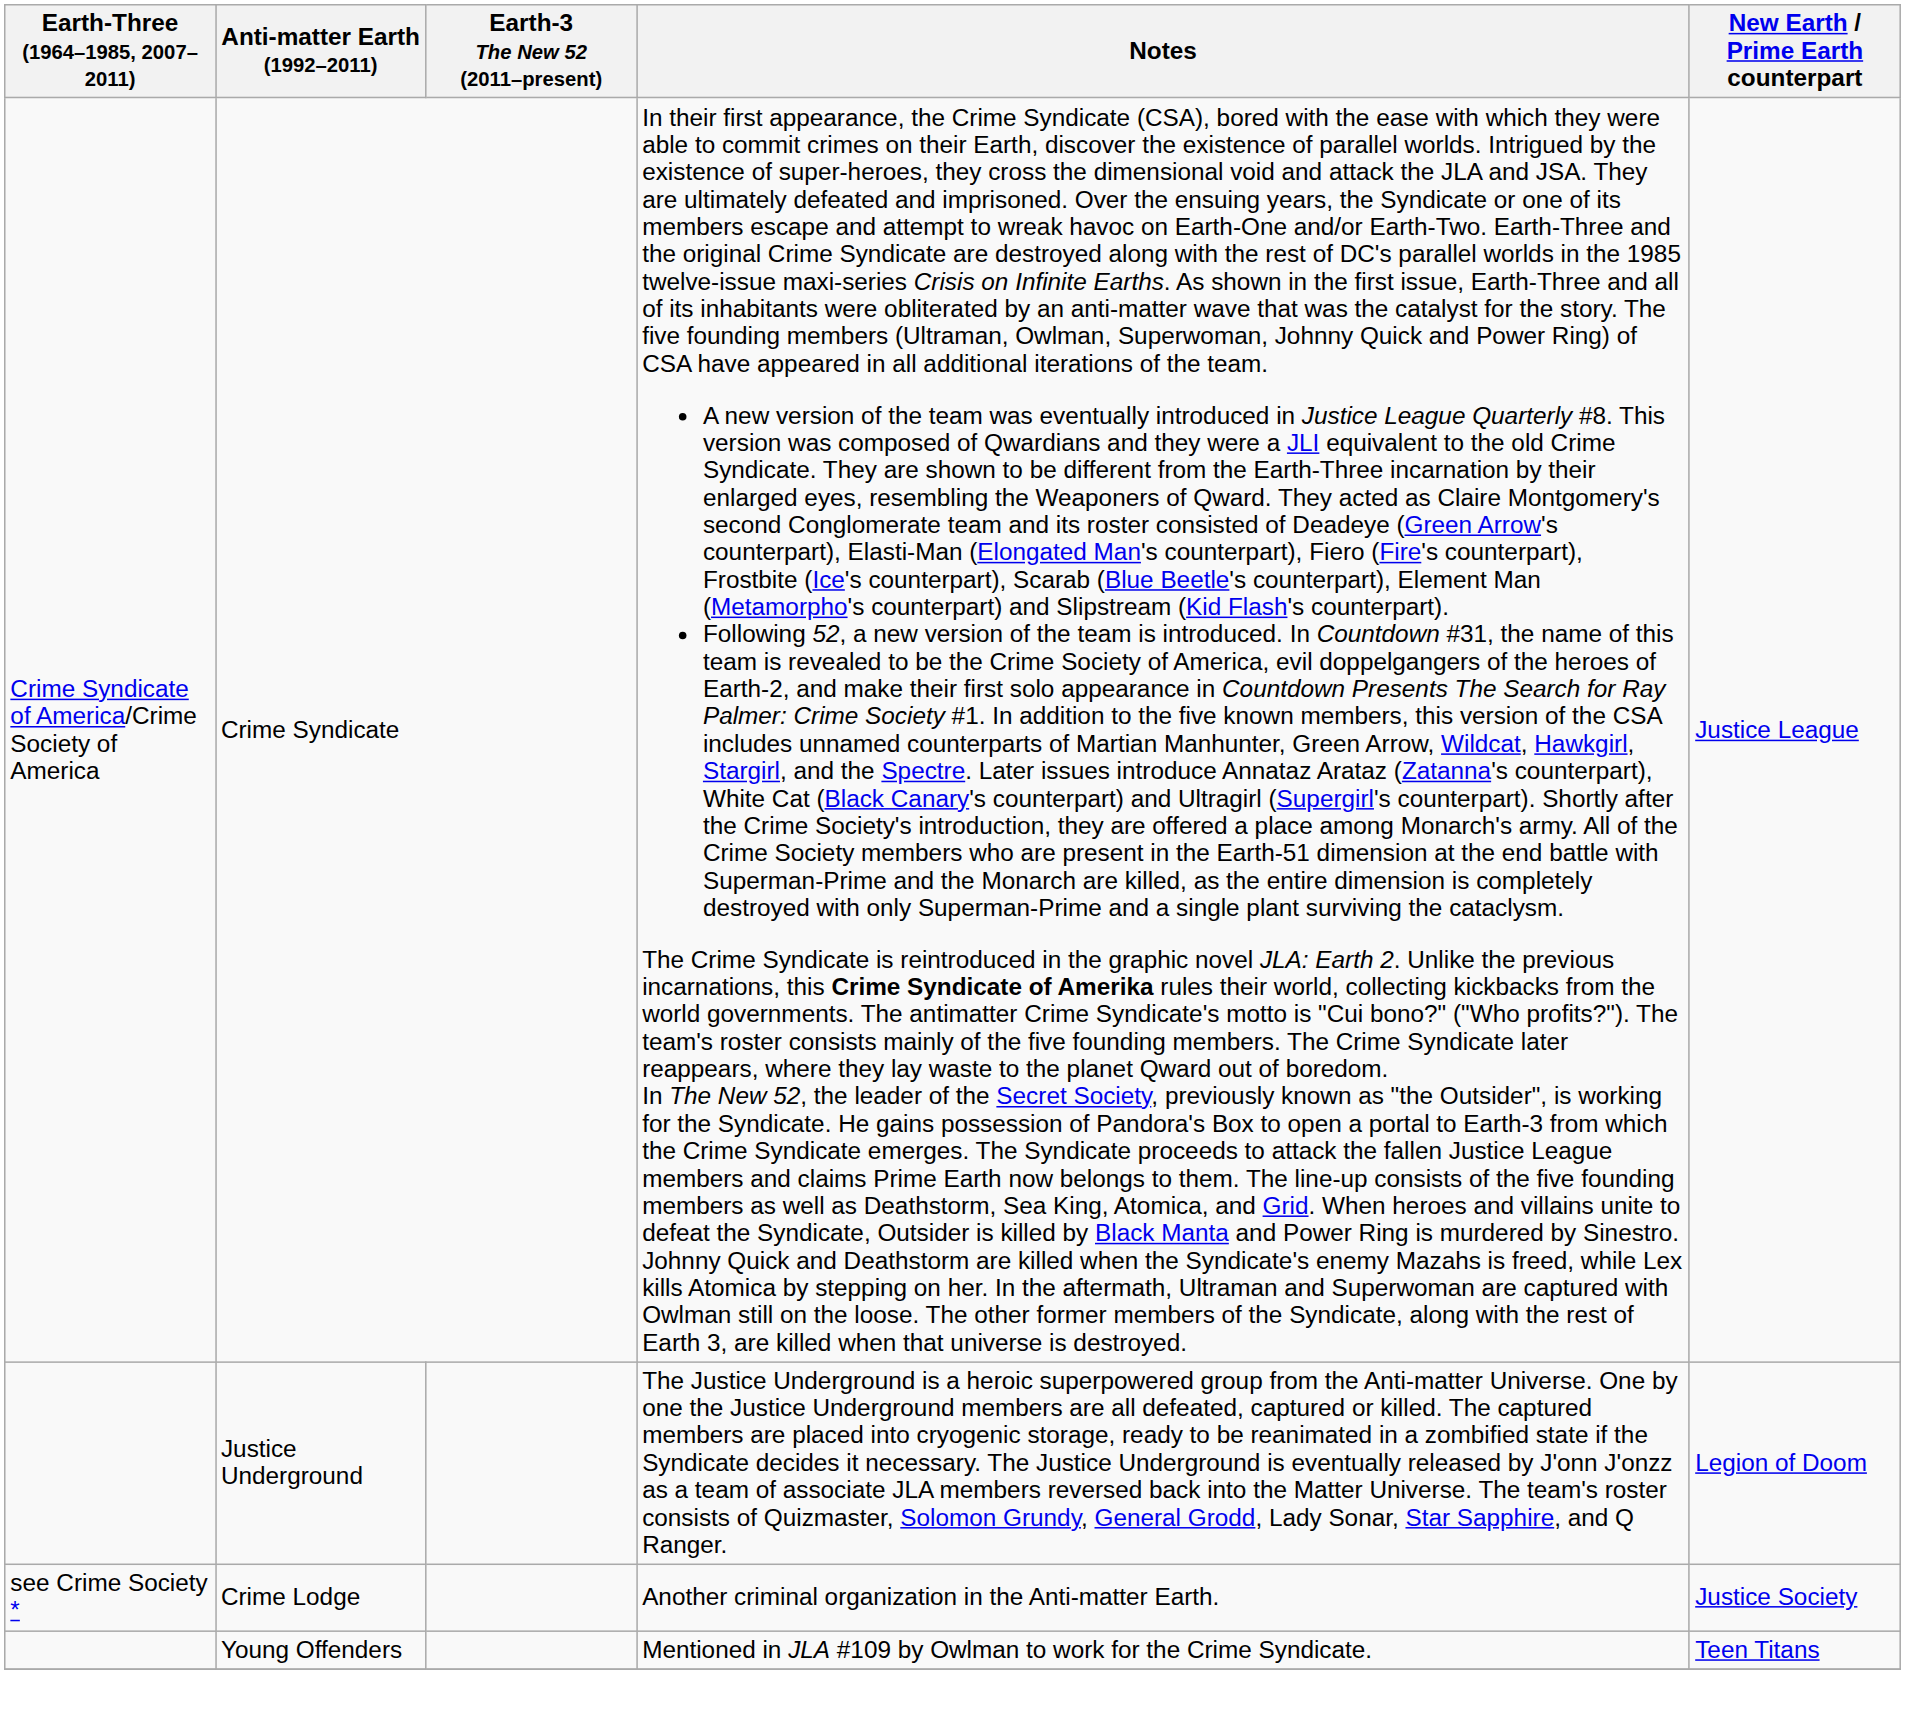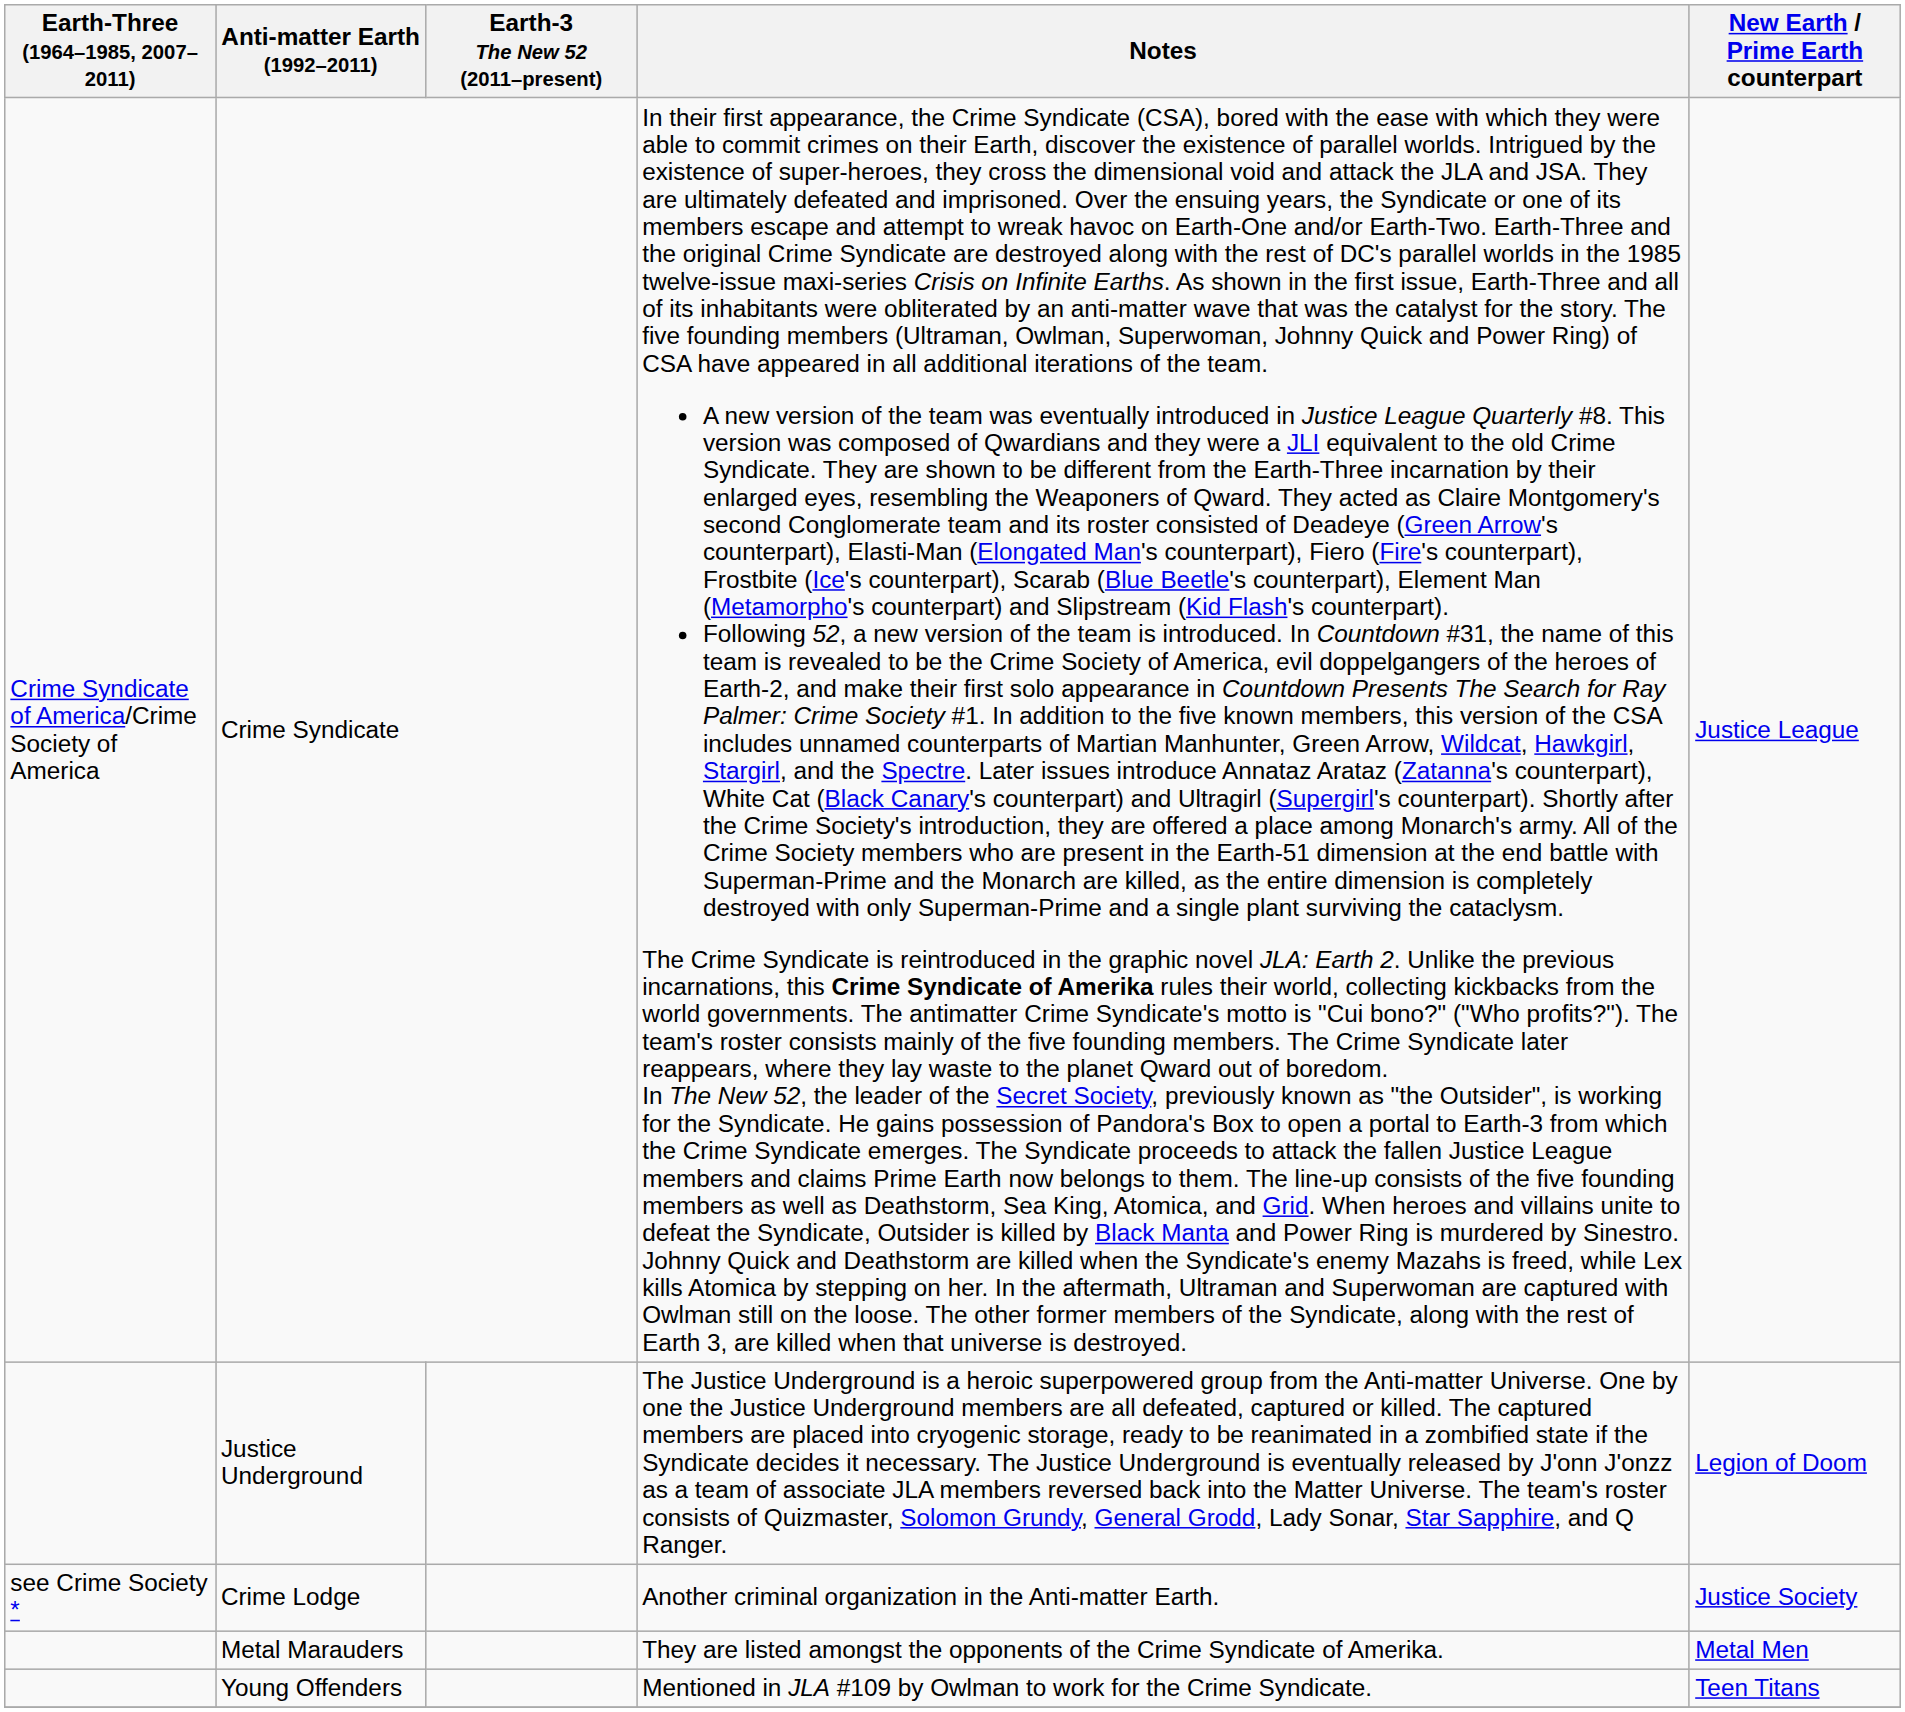+ row: (312, 1649)
